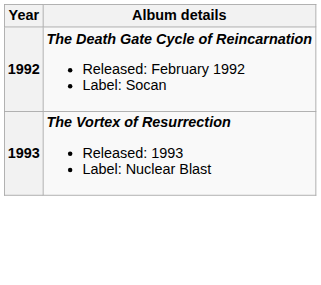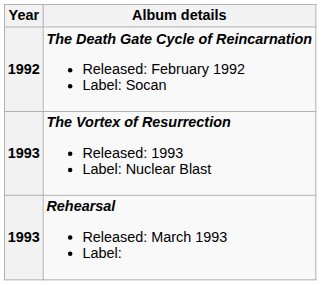+ row: (179, 230)
